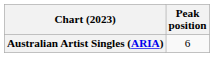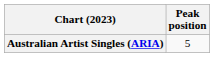(188, 43) 6 -> (188, 43) 5
